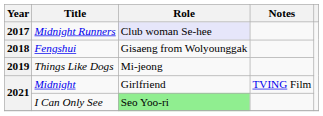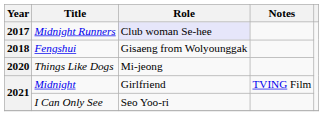(18, 66) 2019 -> (18, 66) 2020
(145, 102) lightgreen background -> (145, 102) no background
